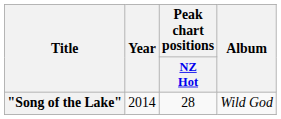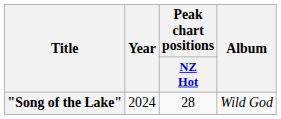(142, 103) 2014 -> (142, 103) 2024
